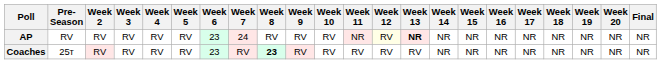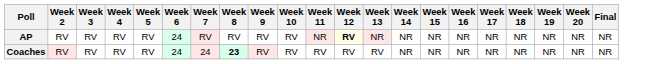- column: (67, 17)
(214, 37) 23 -> (177, 37) 24
(243, 37) 24 -> (205, 37) RV
(386, 37) normal -> (349, 37) bold
(415, 37) bold -> (377, 37) normal
(214, 52) 23 -> (177, 52) 24
(243, 52) RV -> (205, 52) 24
